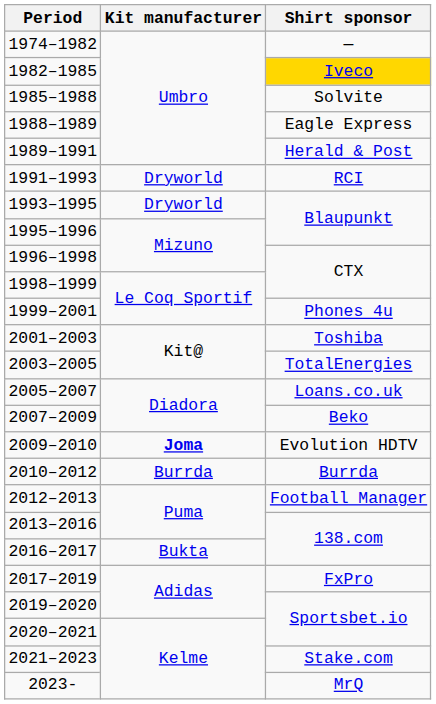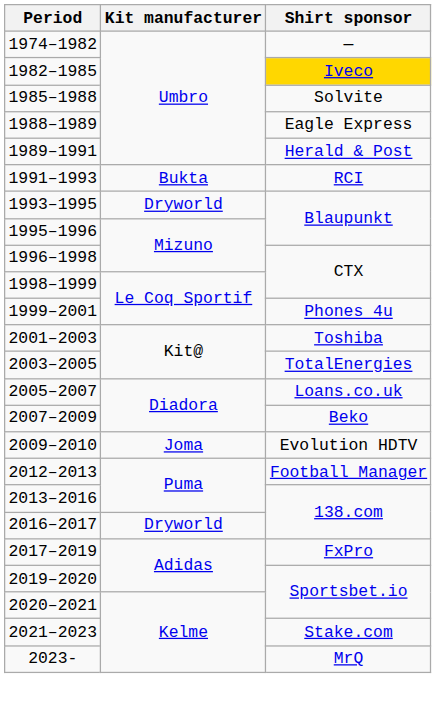(183, 178) Dryworld -> (183, 178) Bukta
(183, 445) bold -> (183, 445) normal
- row: (53, 472)
(183, 552) Bukta -> (183, 525) Dryworld
